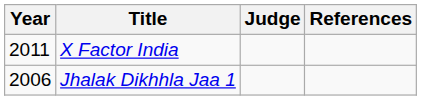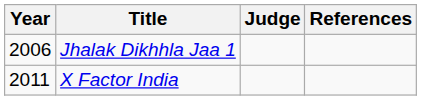rows swapped: (148, 79) <-> (119, 49)
